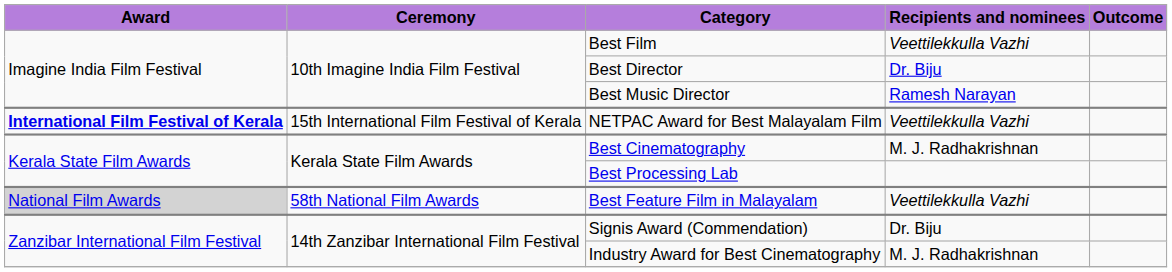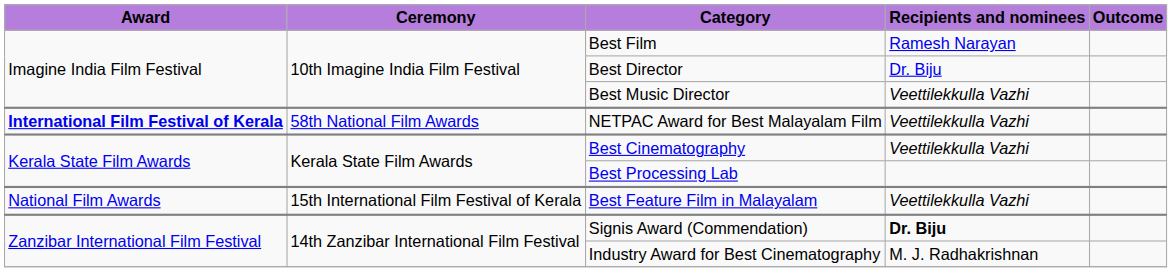(959, 43) Veettilekkulla Vazhi -> (953, 43) Ramesh Narayan
(953, 95) Ramesh Narayan -> (959, 95) Veettilekkulla Vazhi
(436, 122) 15th International Film Festival of Kerala -> (385, 122) 58th National Film Awards
(964, 148) M. J. Radhakrishnan -> (959, 148) Veettilekkulla Vazhi
(84, 201) lightgrey background -> (84, 201) no background
(385, 201) 58th National Film Awards -> (436, 201) 15th International Film Festival of Kerala
(915, 228) normal -> (918, 228) bold
